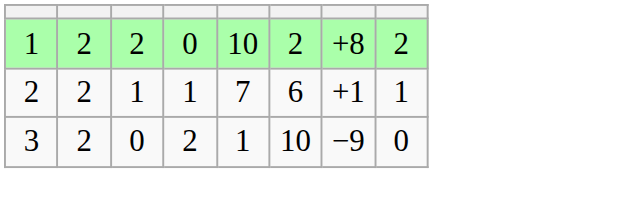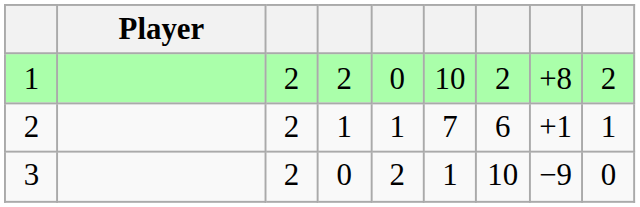+ column: (161, 28)
